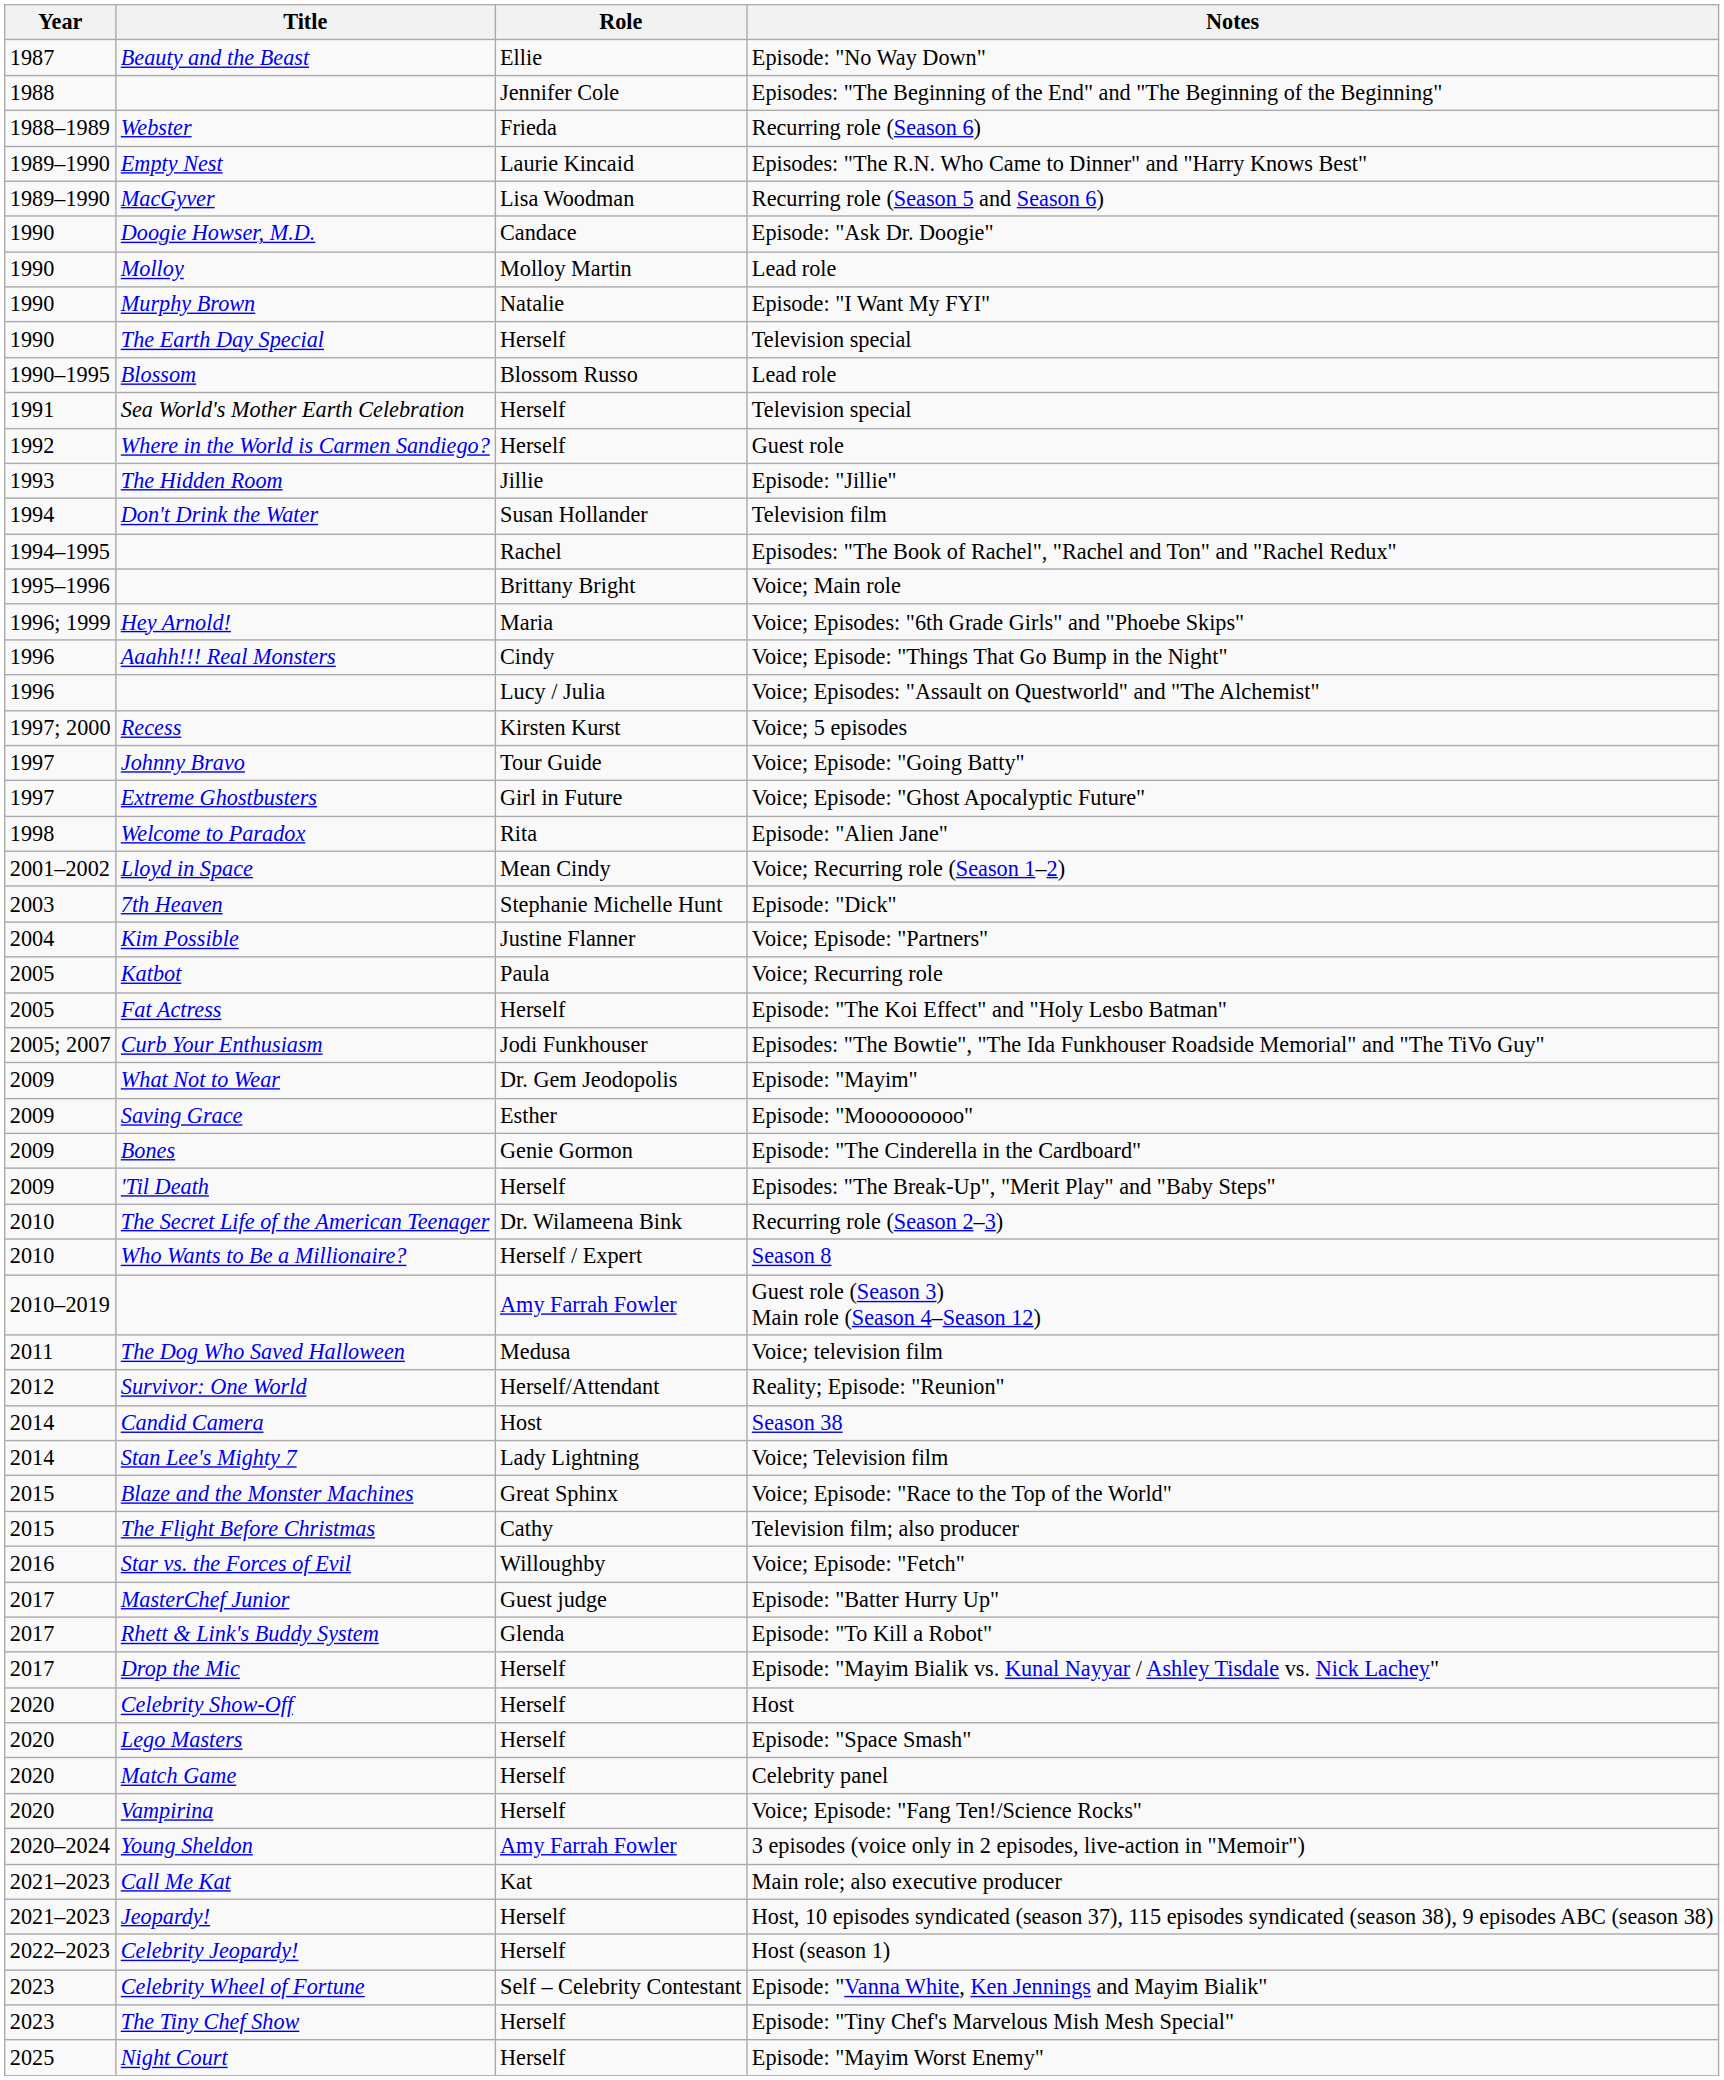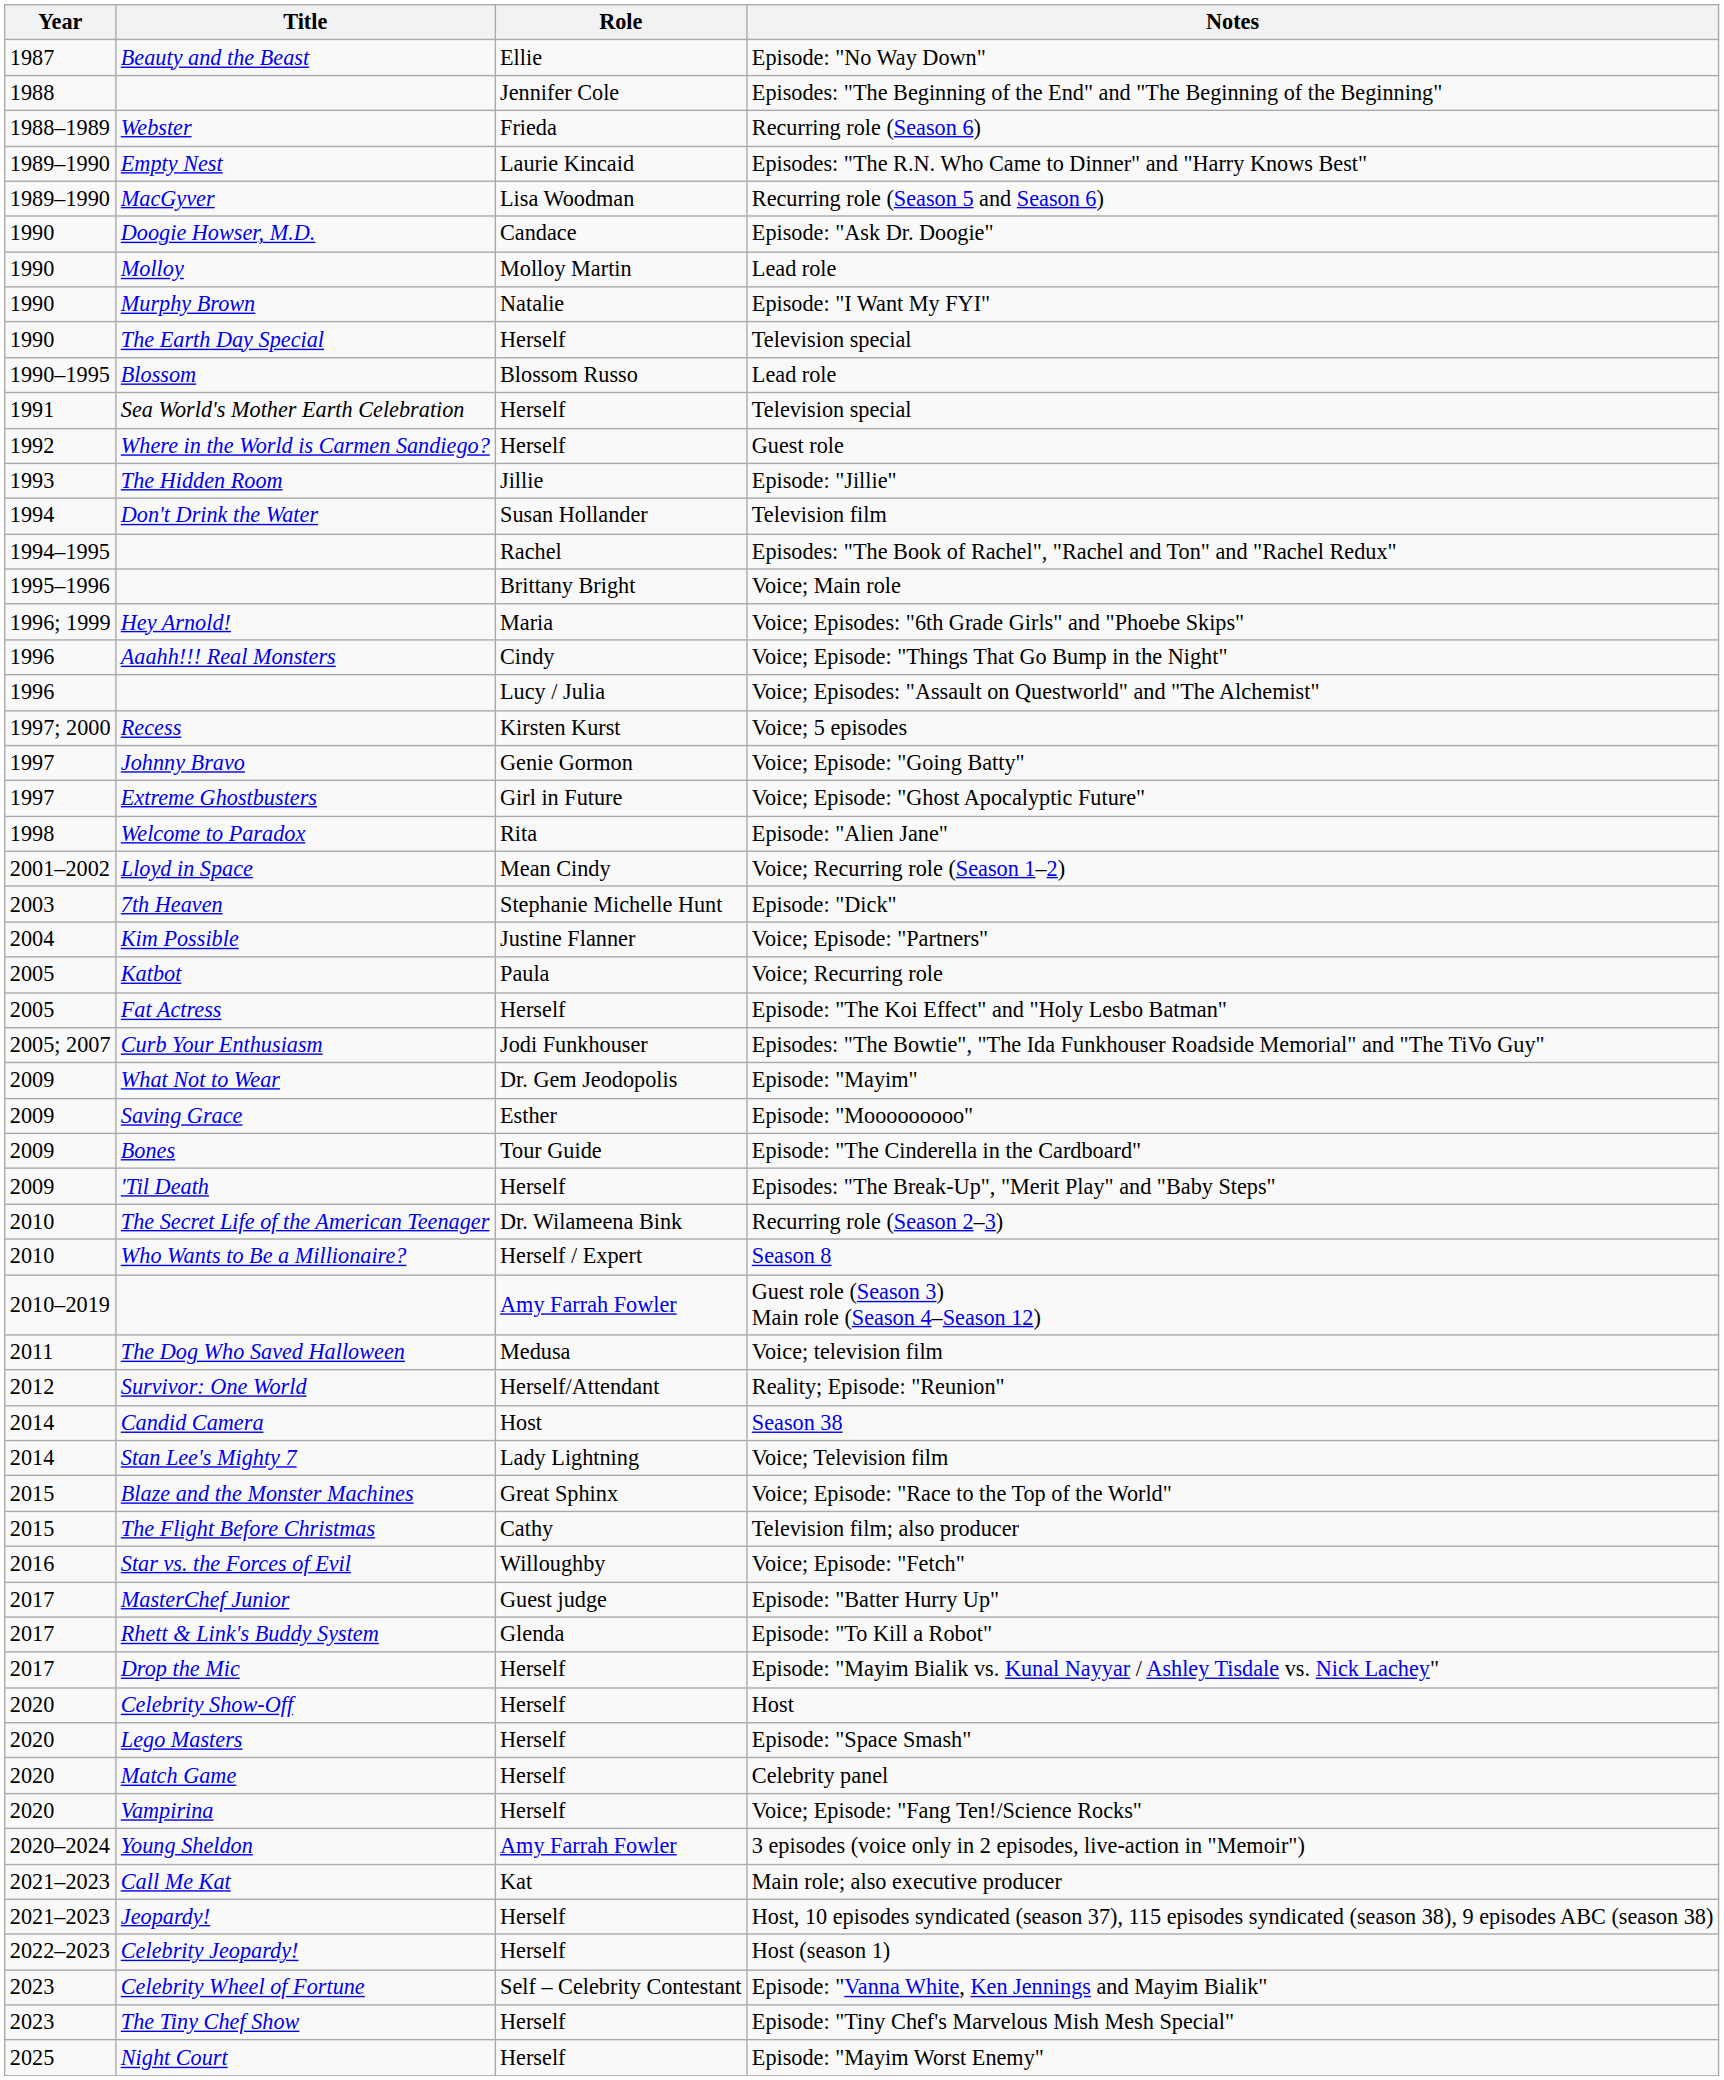(551, 762) Tour Guide -> (566, 762) Genie Gormon
(566, 1150) Genie Gormon -> (551, 1150) Tour Guide
